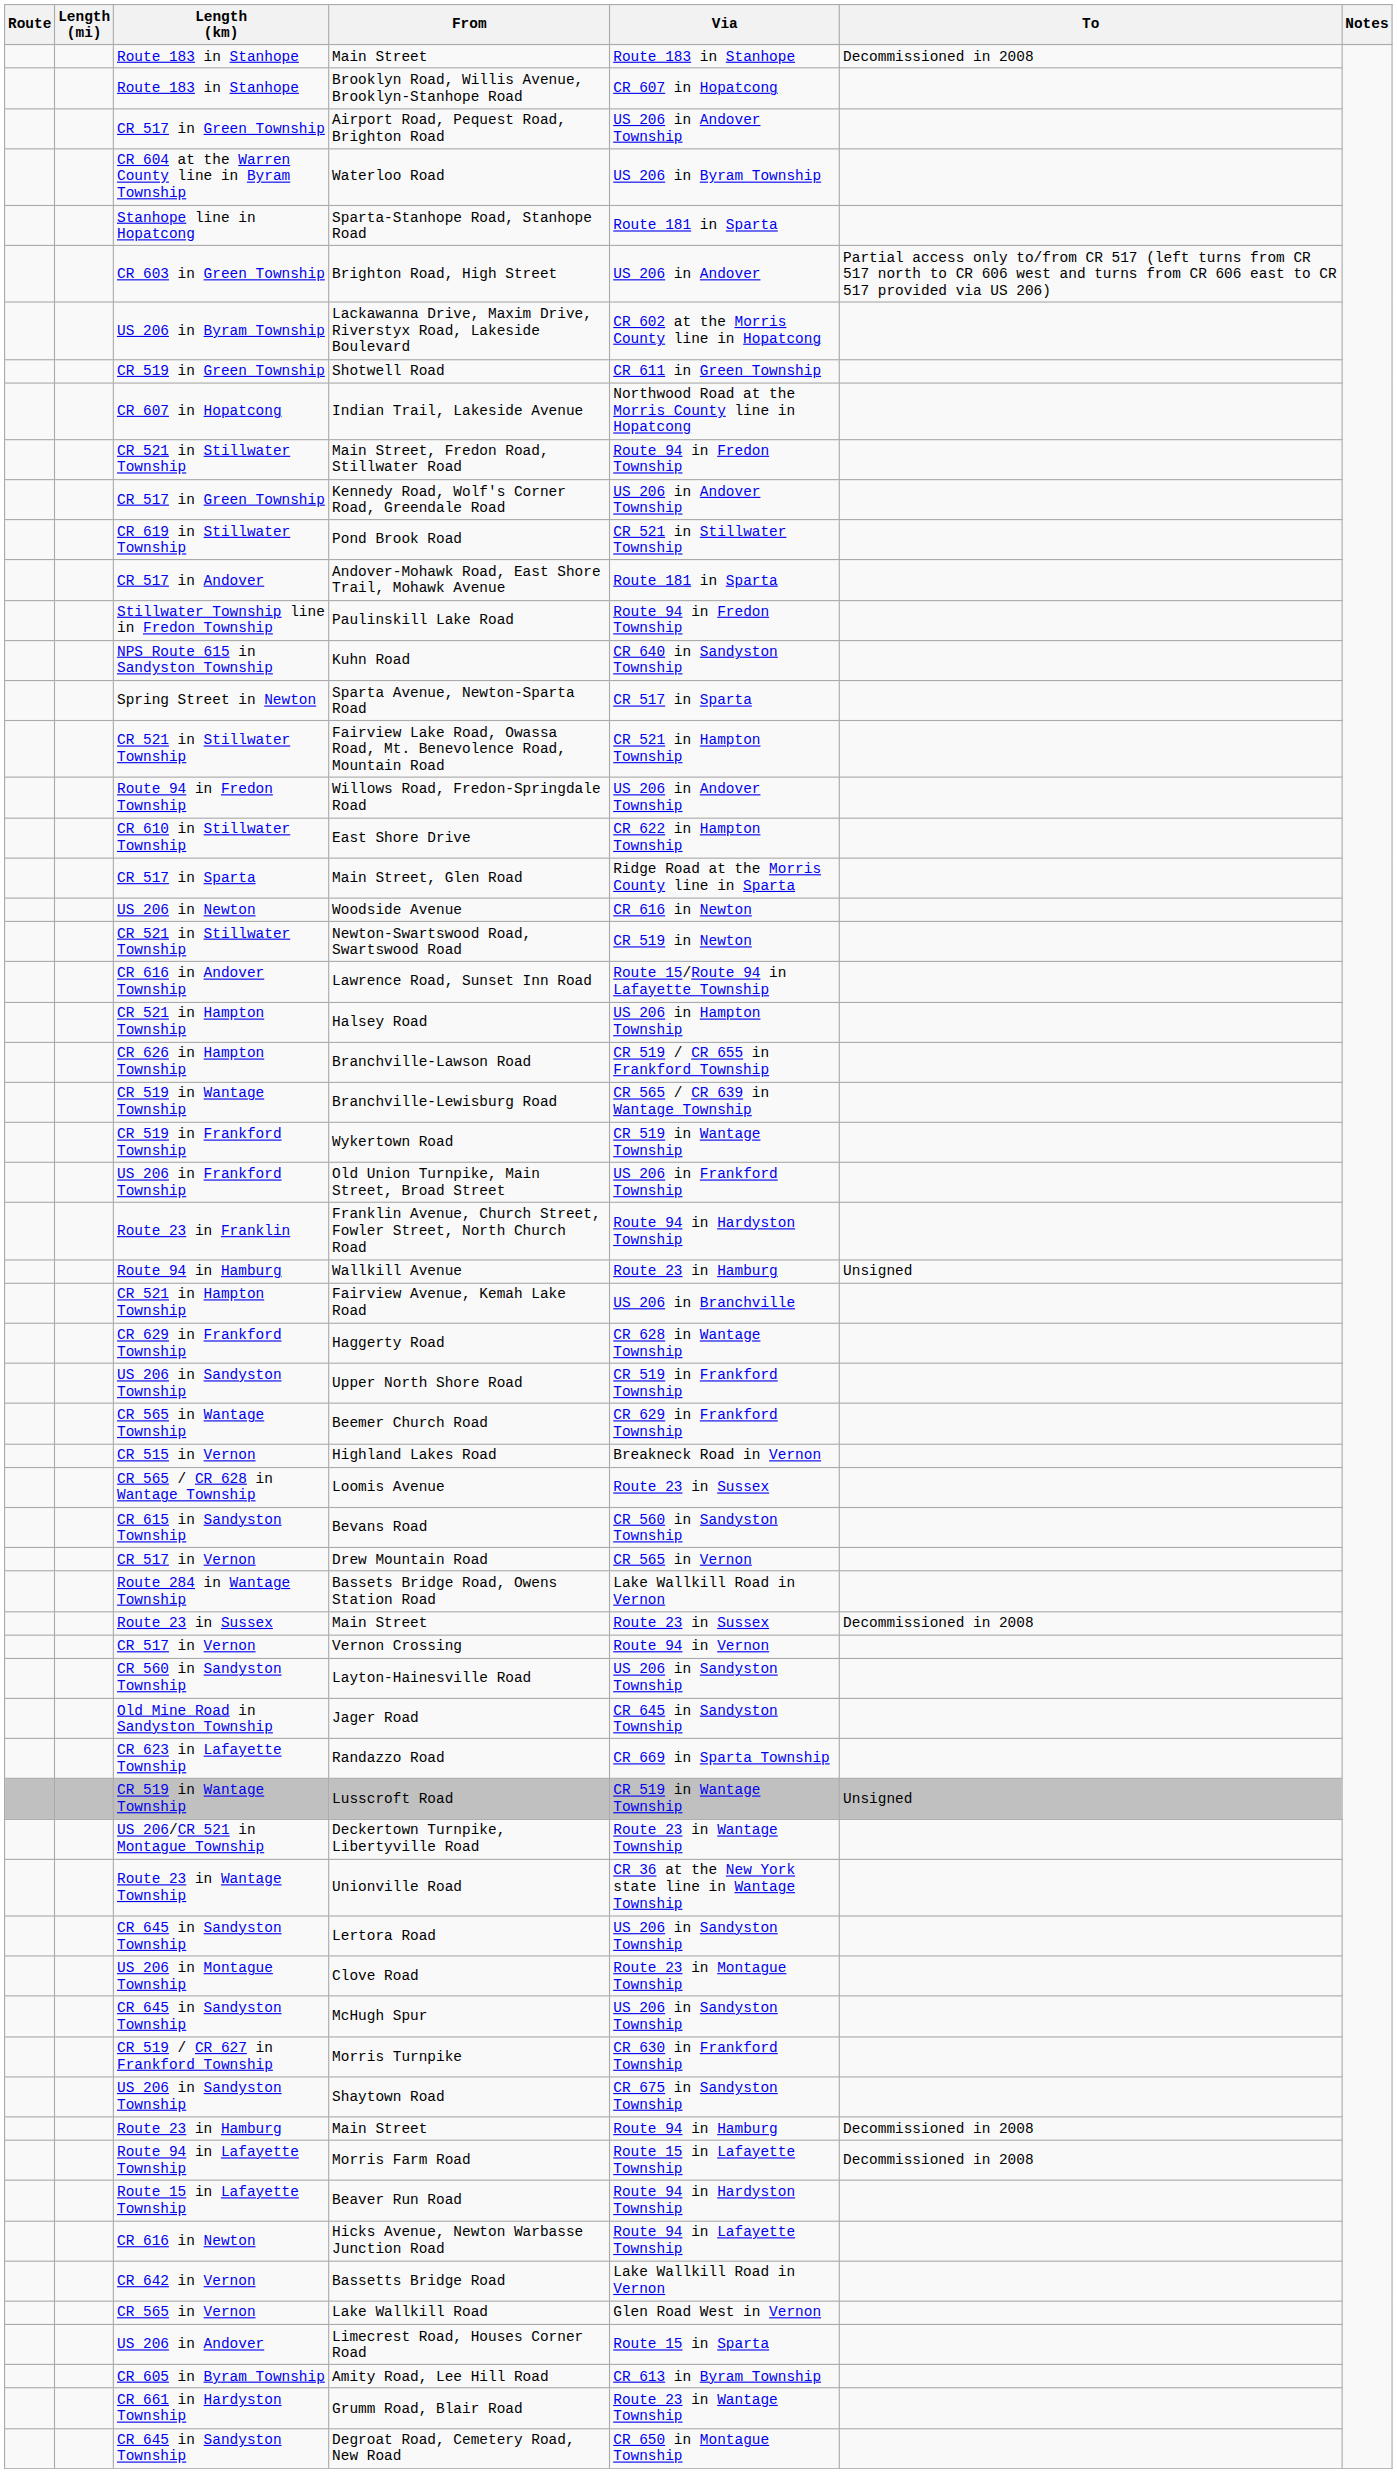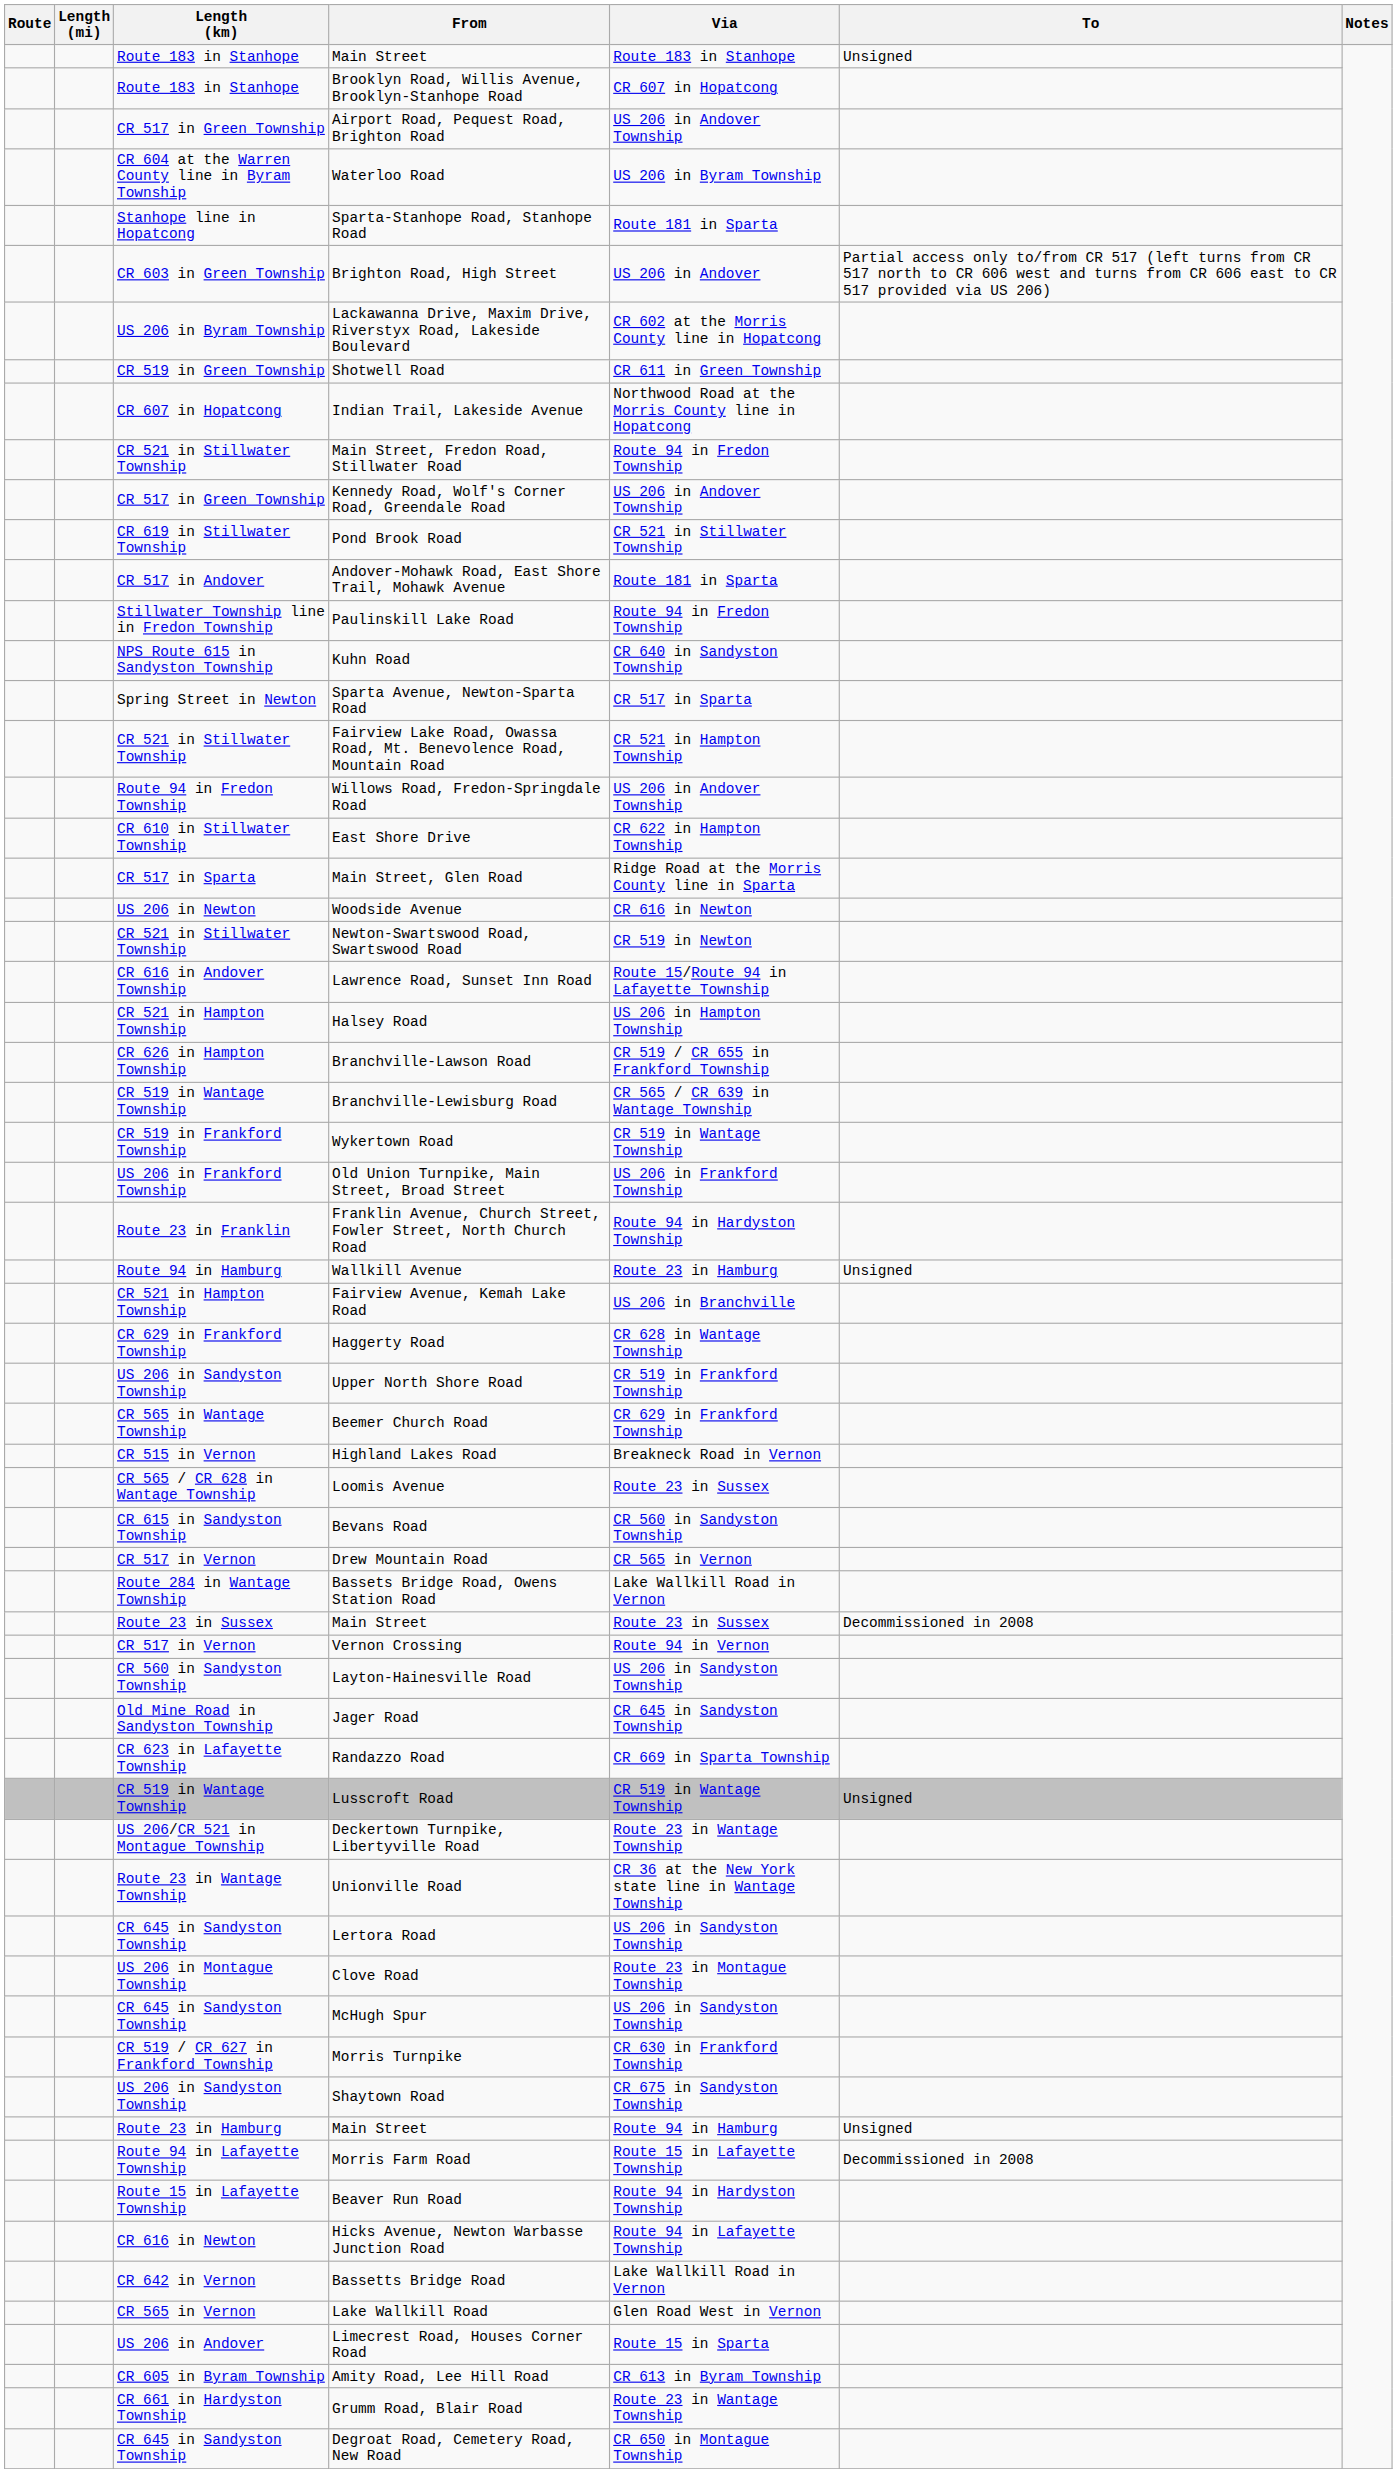(938, 56) Decommissioned in 2008 -> (878, 56) Unsigned
(938, 2129) Decommissioned in 2008 -> (878, 2129) Unsigned
